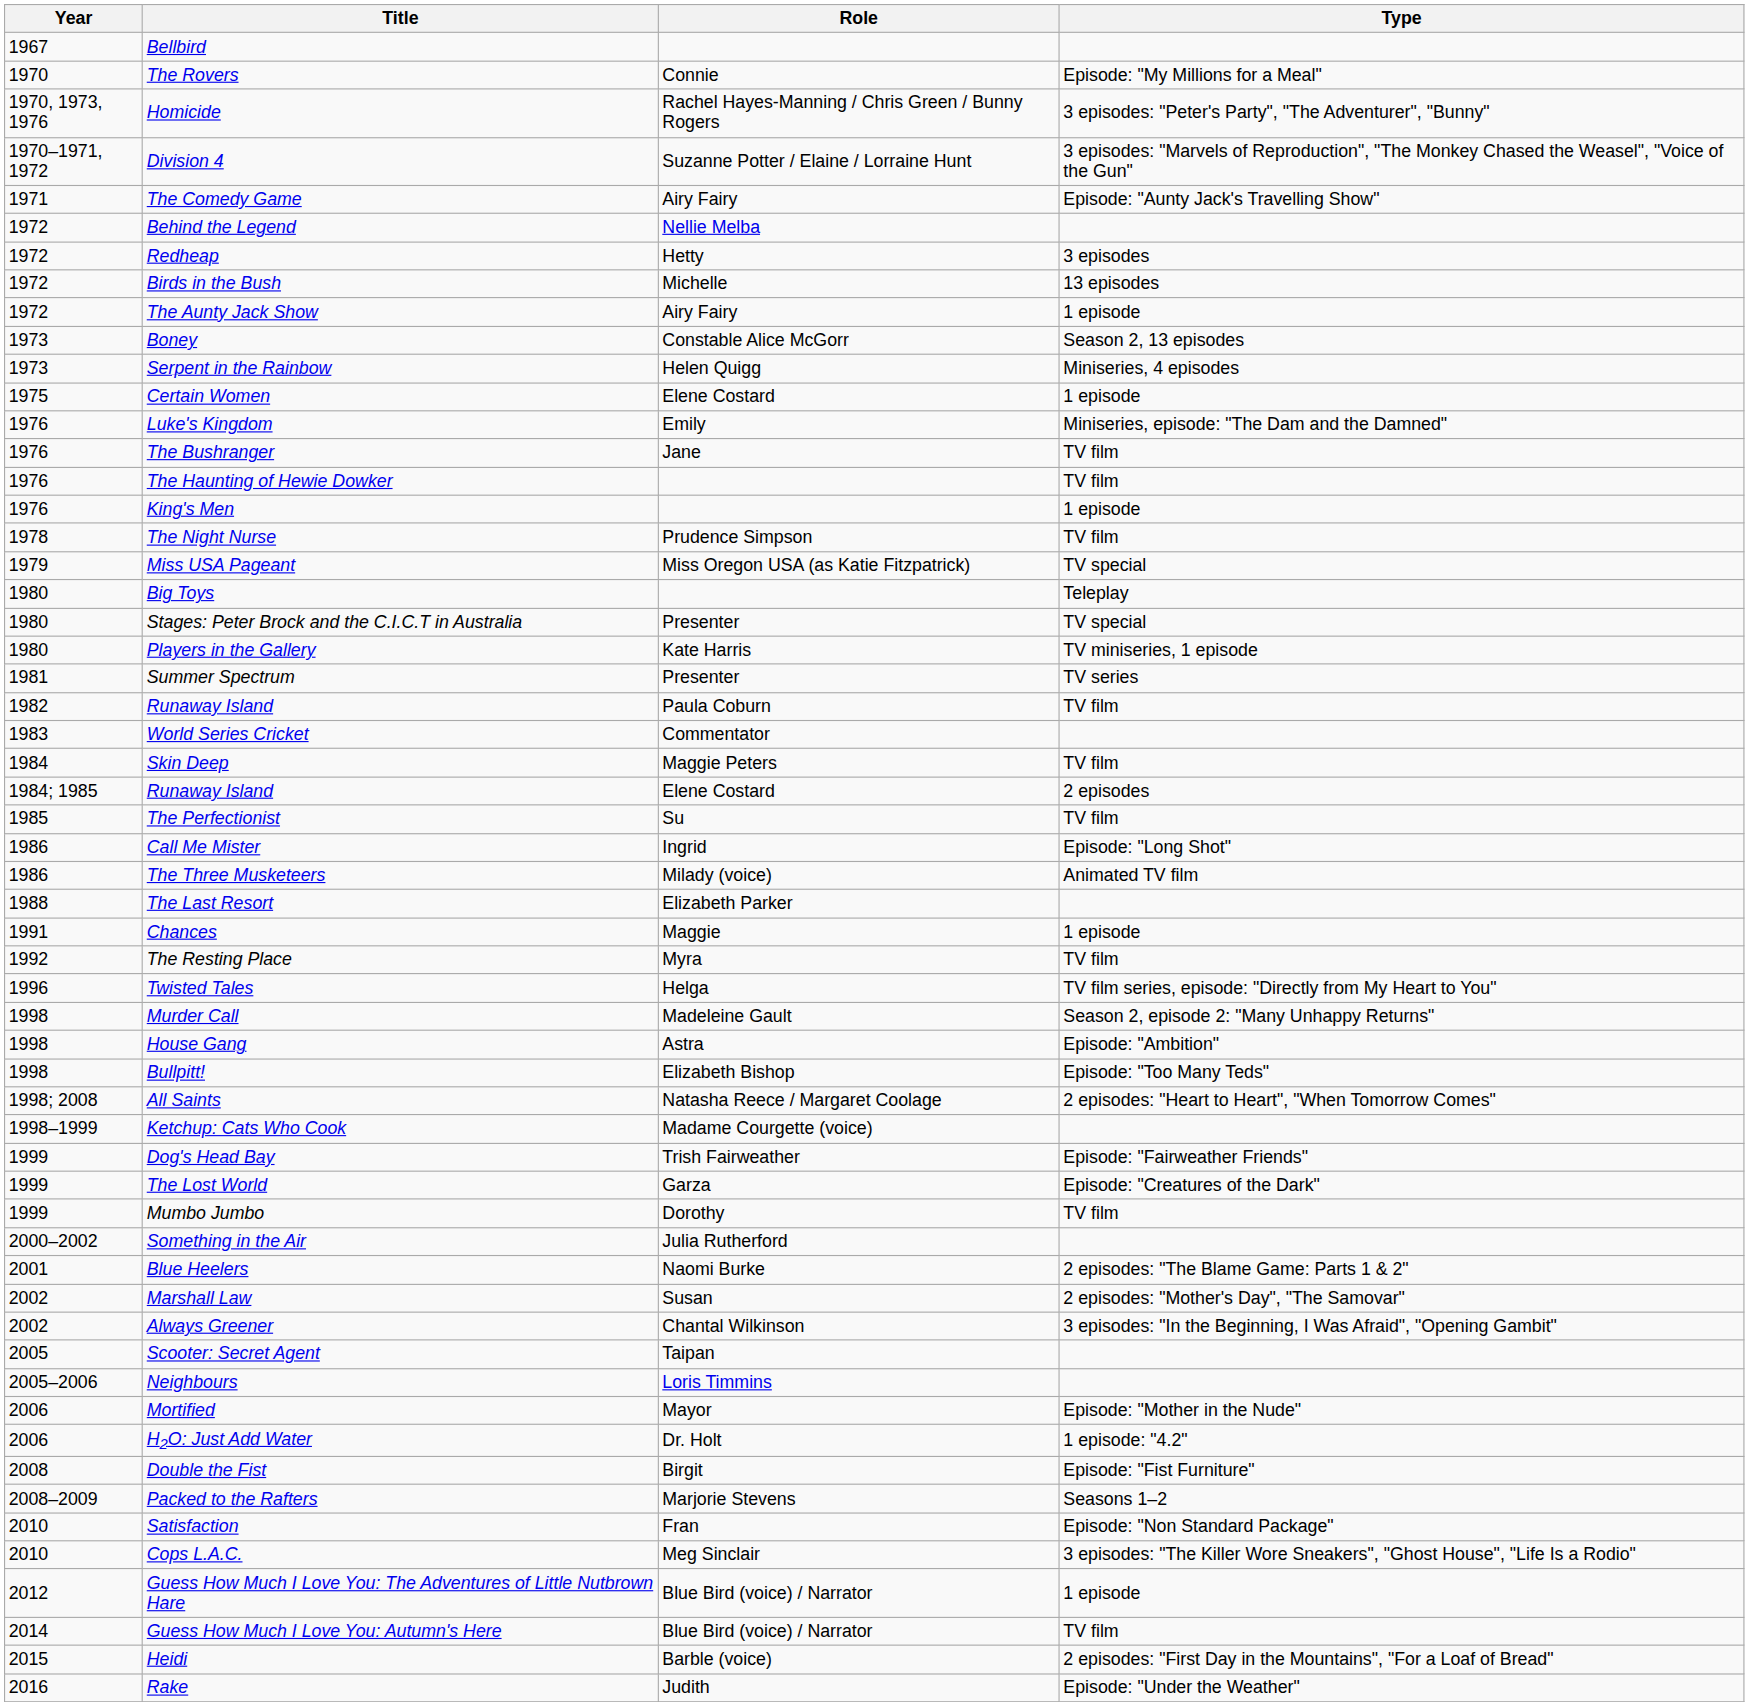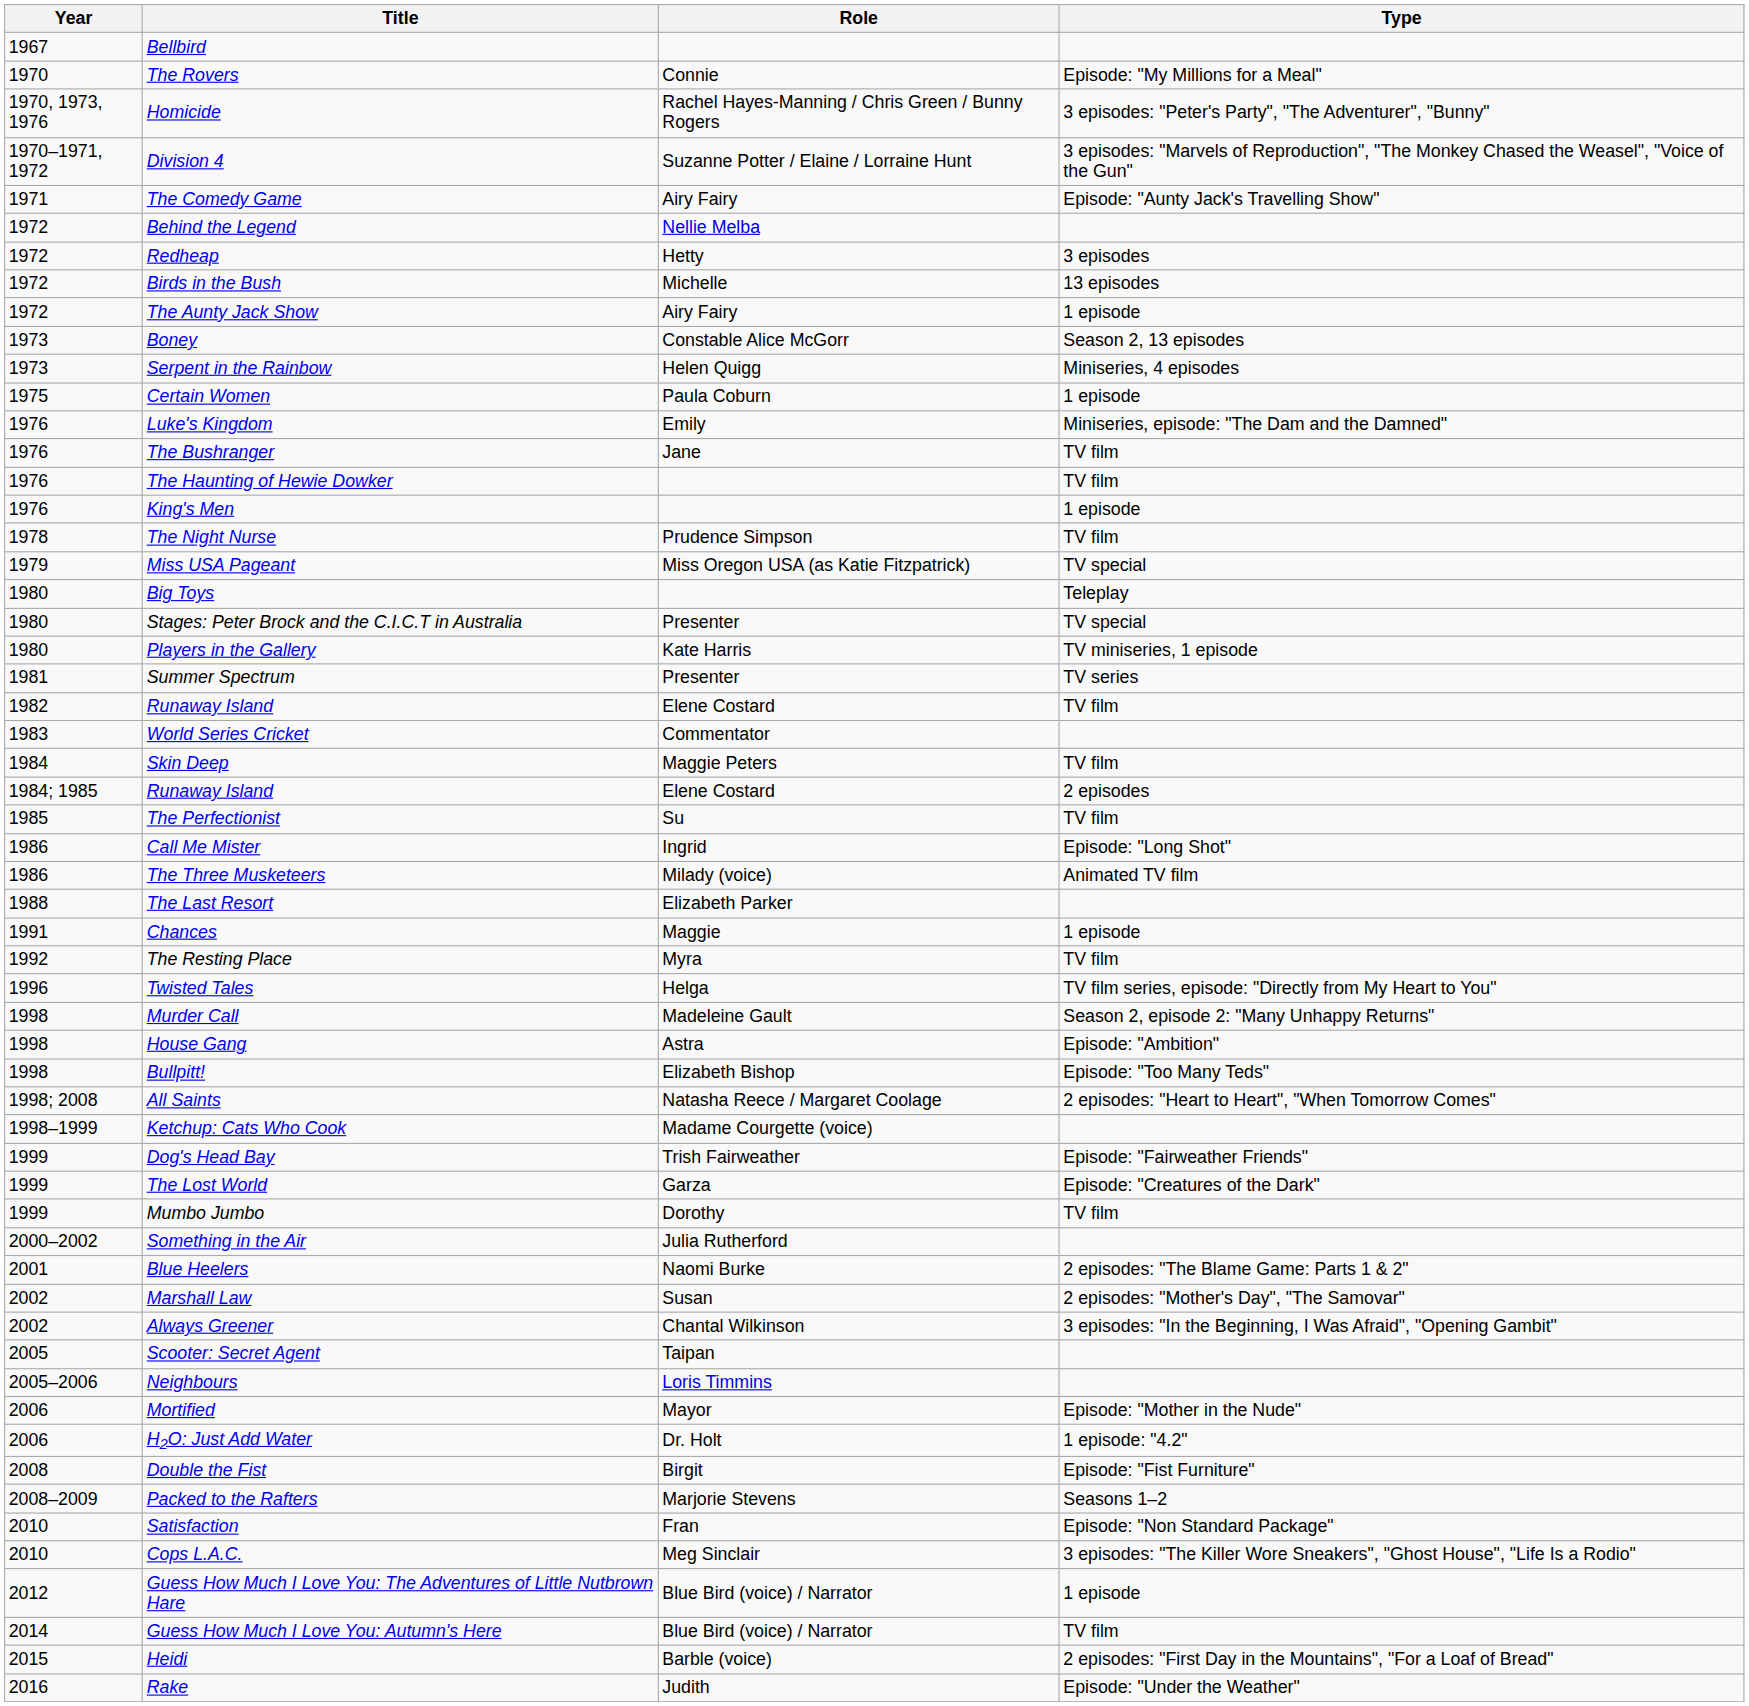(719, 396) Elene Costard -> (717, 396) Paula Coburn
(717, 706) Paula Coburn -> (719, 706) Elene Costard
